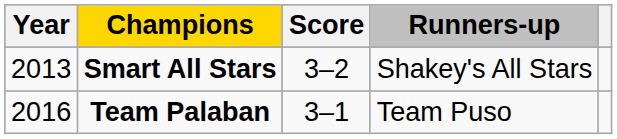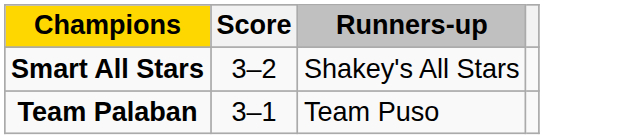- column: (41, 25)
